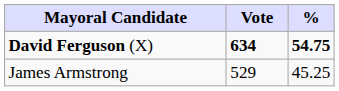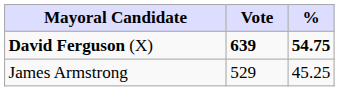(243, 45) 634 -> (243, 45) 639
